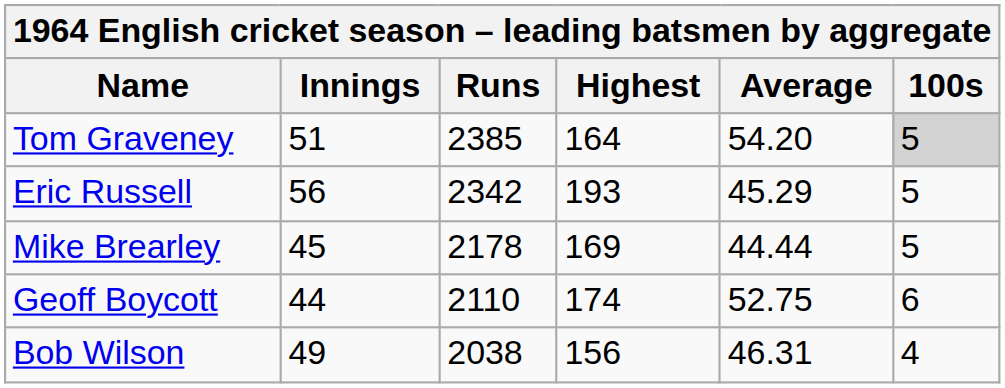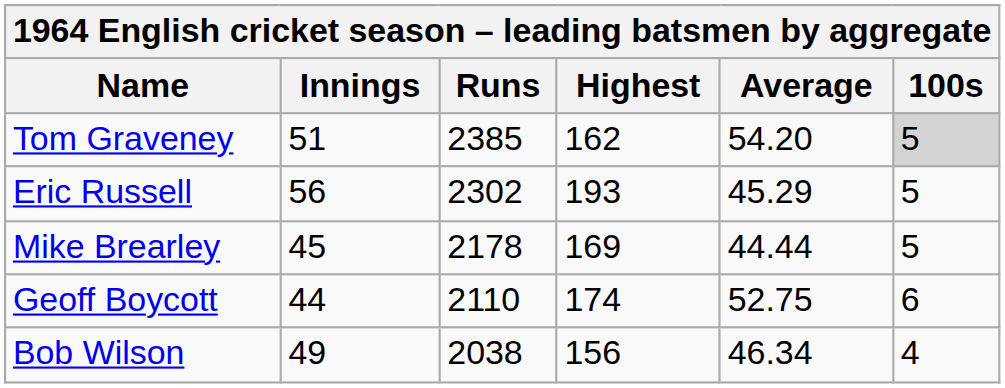(593, 138) 164 -> (593, 138) 162
(485, 192) 2342 -> (485, 192) 2302
(770, 354) 46.31 -> (770, 354) 46.34
